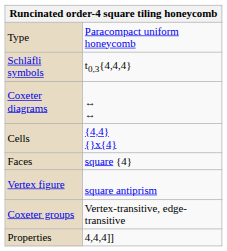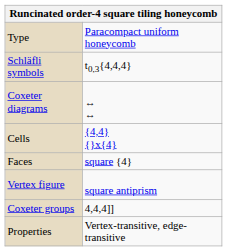(136, 214) Vertex-transitive, edge-transitive -> (99, 208) 4,4,4]]
(99, 237) 4,4,4]] -> (136, 231) Vertex-transitive, edge-transitive
